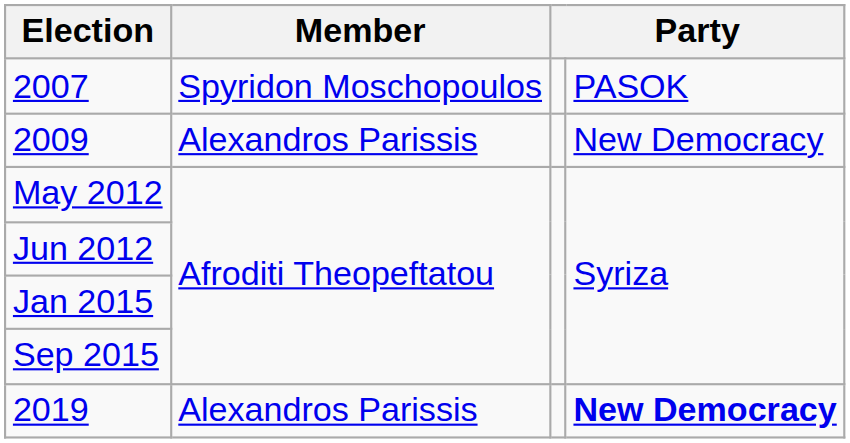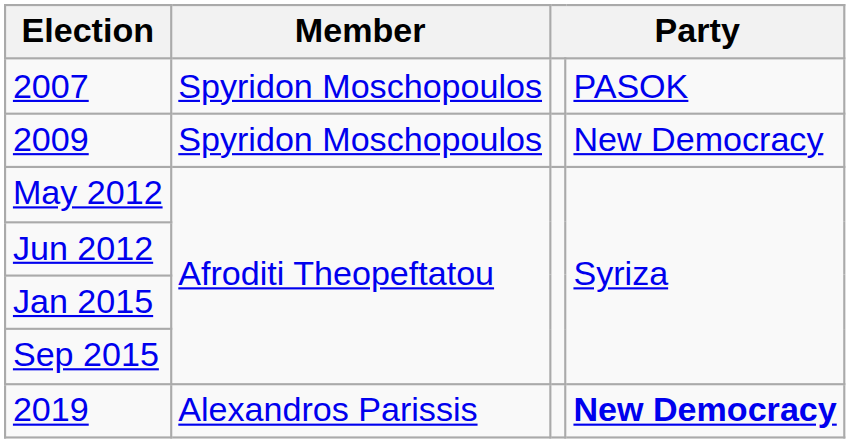(328, 139) Alexandros Parissis -> (360, 139) Spyridon Moschopoulos
